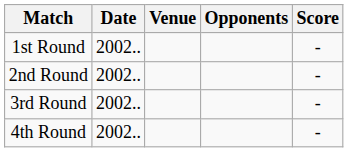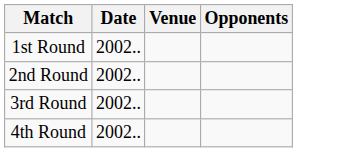- column: (318, 18)
